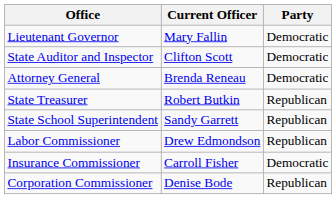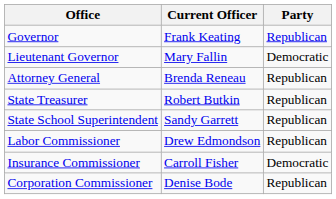+ row: (33, 36)
- row: (80, 57)
(297, 78) Democratic -> (297, 78) Republican
